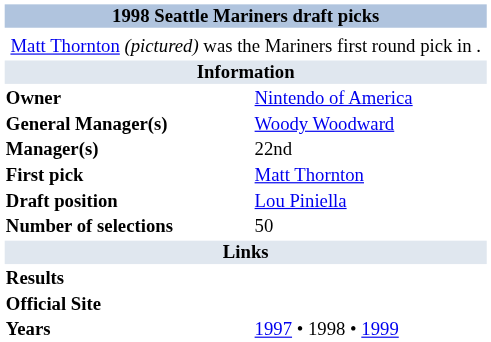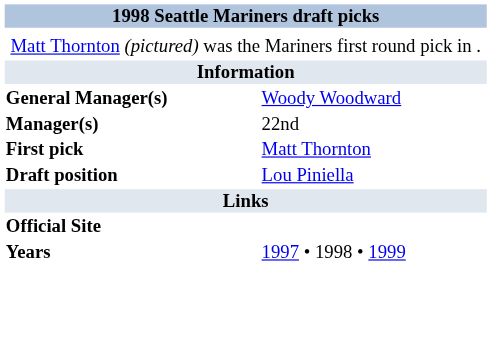- row: (33, 97)
- row: (89, 226)
- row: (35, 278)
